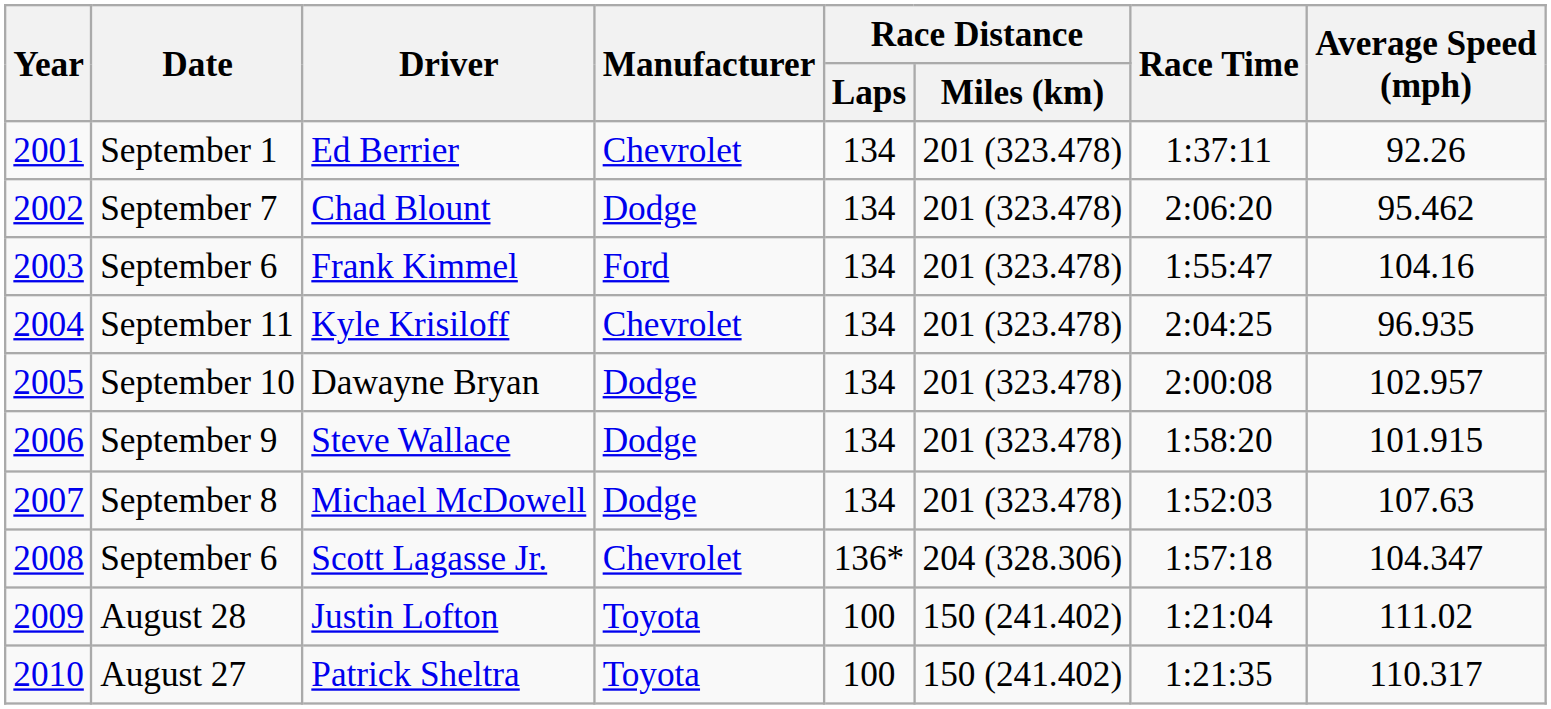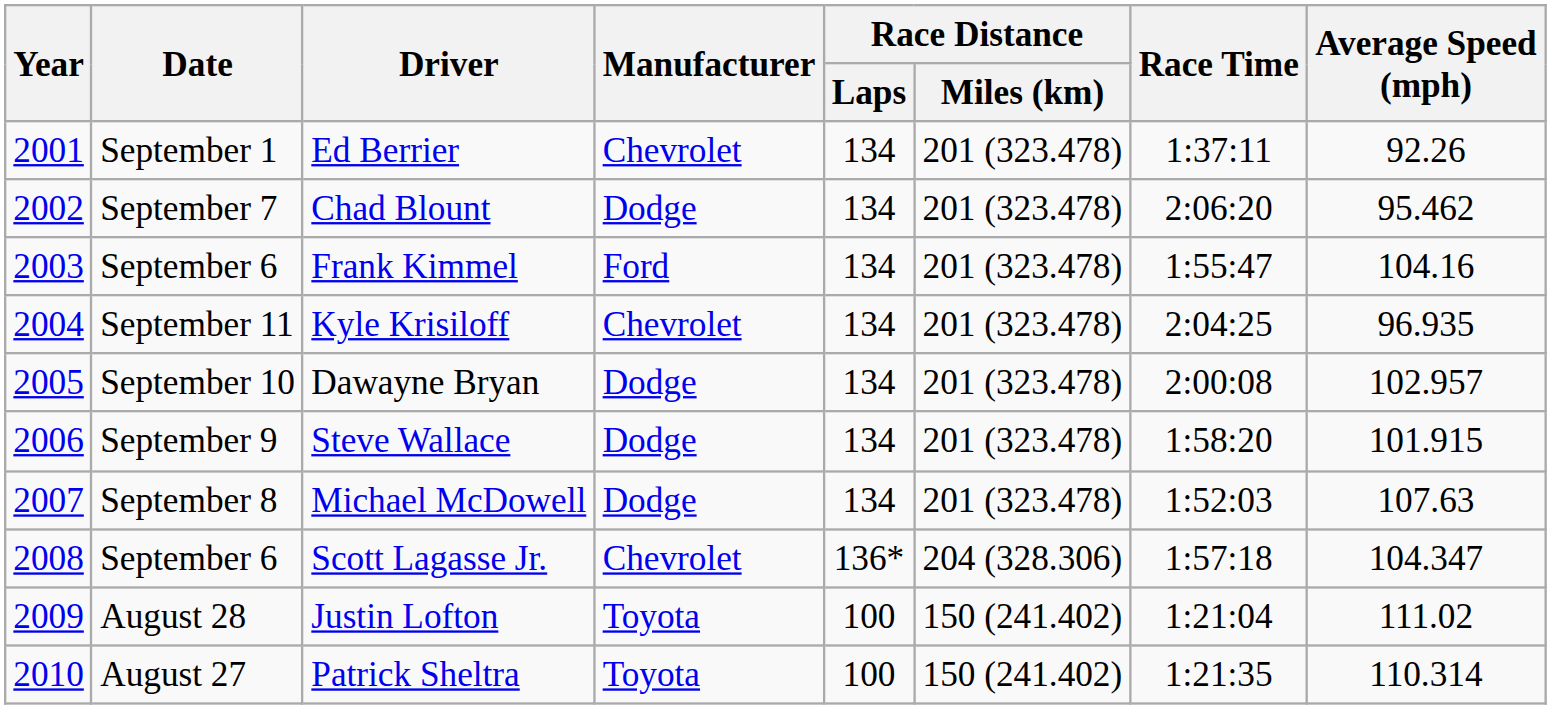(1426, 673) 110.317 -> (1426, 673) 110.314
